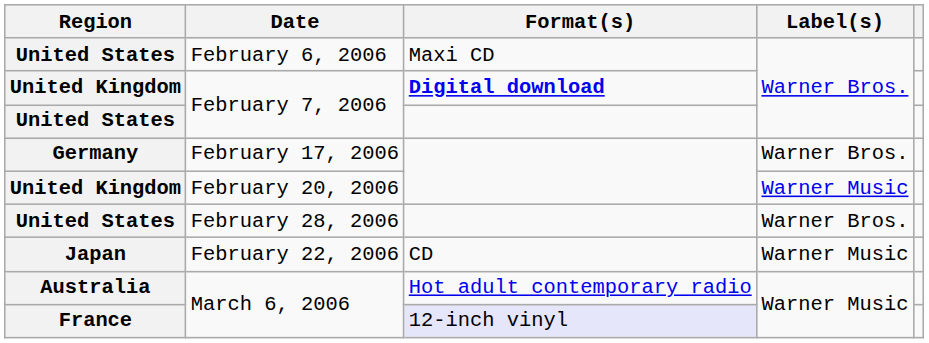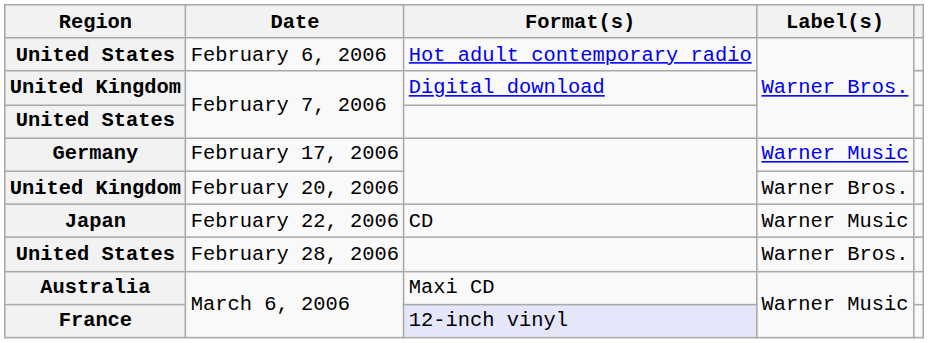(452, 55) Maxi CD -> (580, 55) Hot adult contemporary radio
(507, 88) bold -> (507, 88) normal
(835, 154) Warner Bros. -> (835, 154) Warner Music
(835, 188) Warner Music -> (835, 188) Warner Bros.
rows swapped: (95, 254) <-> (95, 221)
(580, 288) Hot adult contemporary radio -> (452, 288) Maxi CD
